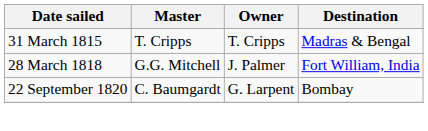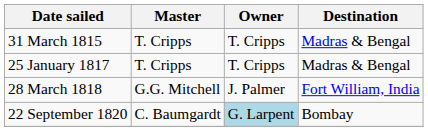+ row: (59, 65)
(261, 89) no background -> (261, 114) lightblue background
